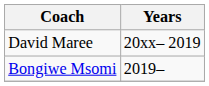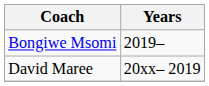rows swapped: (51, 42) <-> (62, 68)
